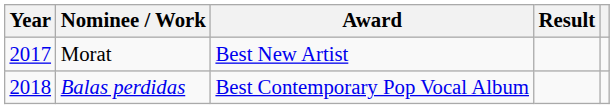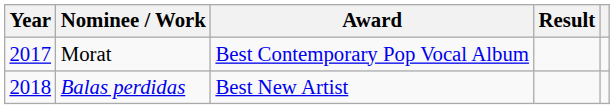(282, 53) Best New Artist -> (372, 53) Best Contemporary Pop Vocal Album
(372, 86) Best Contemporary Pop Vocal Album -> (282, 86) Best New Artist
